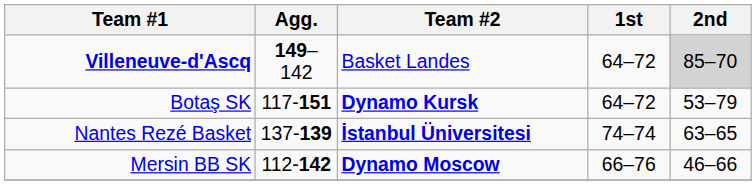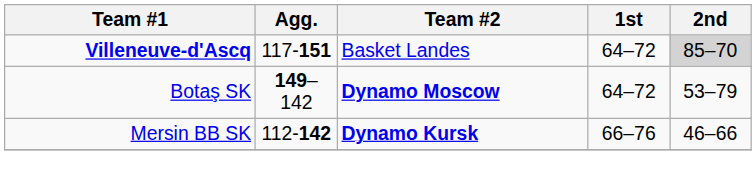(296, 61) 149–142 -> (296, 50) 117-151
(296, 103) 117-151 -> (296, 92) 149–142
(410, 103) Dynamo Kursk -> (421, 92) Dynamo Moscow
- row: (163, 133)
(421, 164) Dynamo Moscow -> (410, 133) Dynamo Kursk
